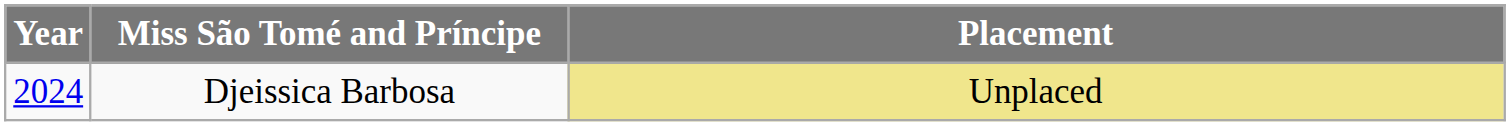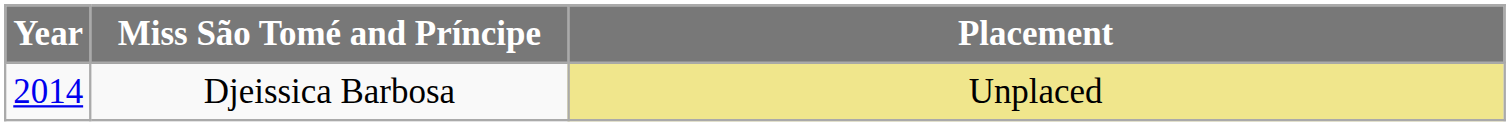(48, 91) 2024 -> (48, 91) 2014
